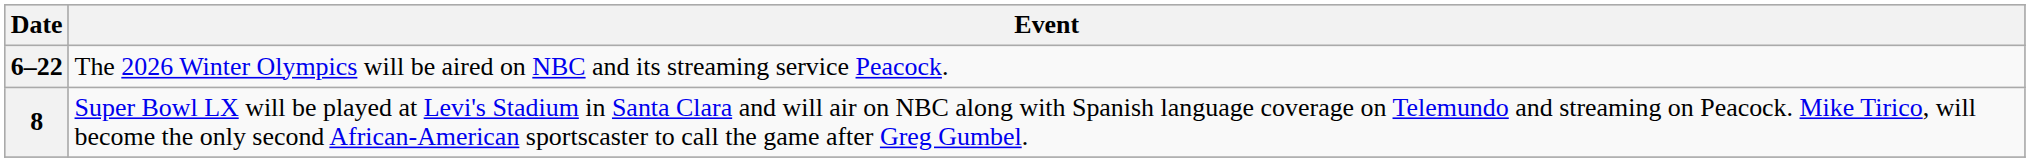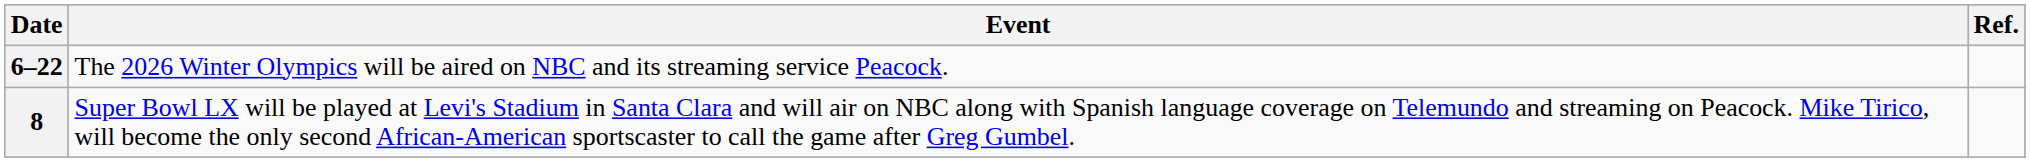+ column: (1996, 25)
